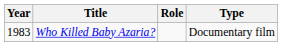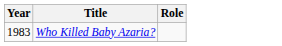- column: (232, 13)
